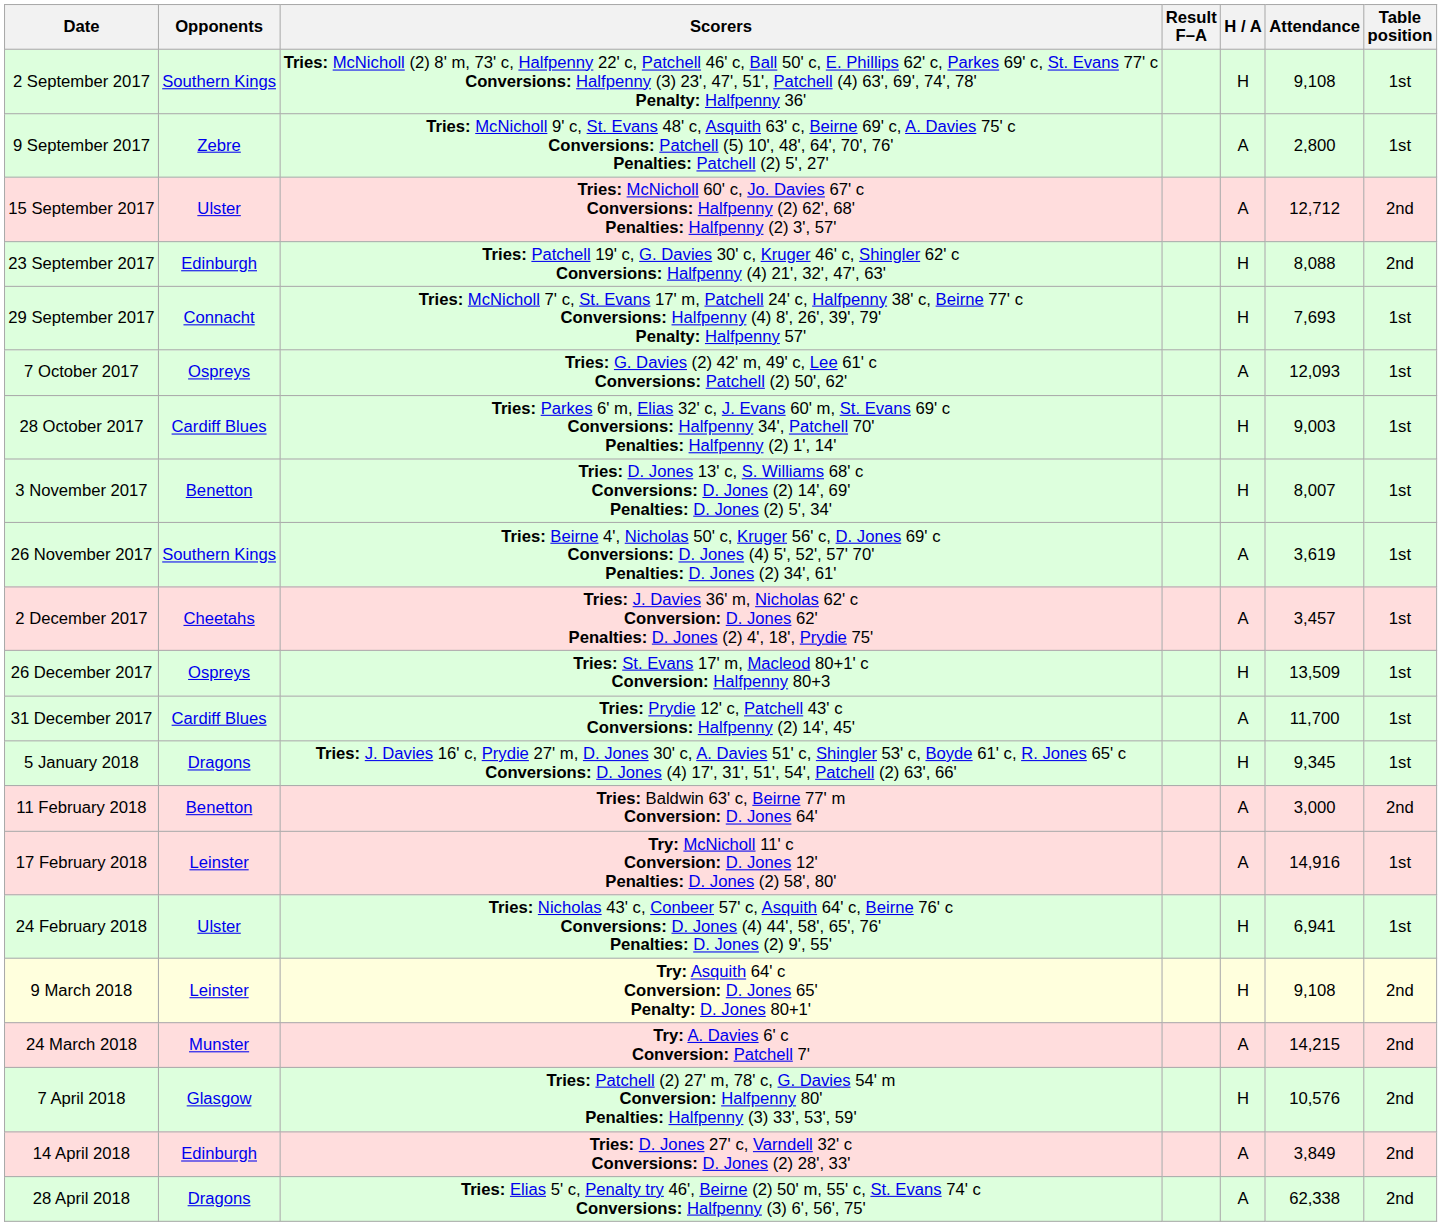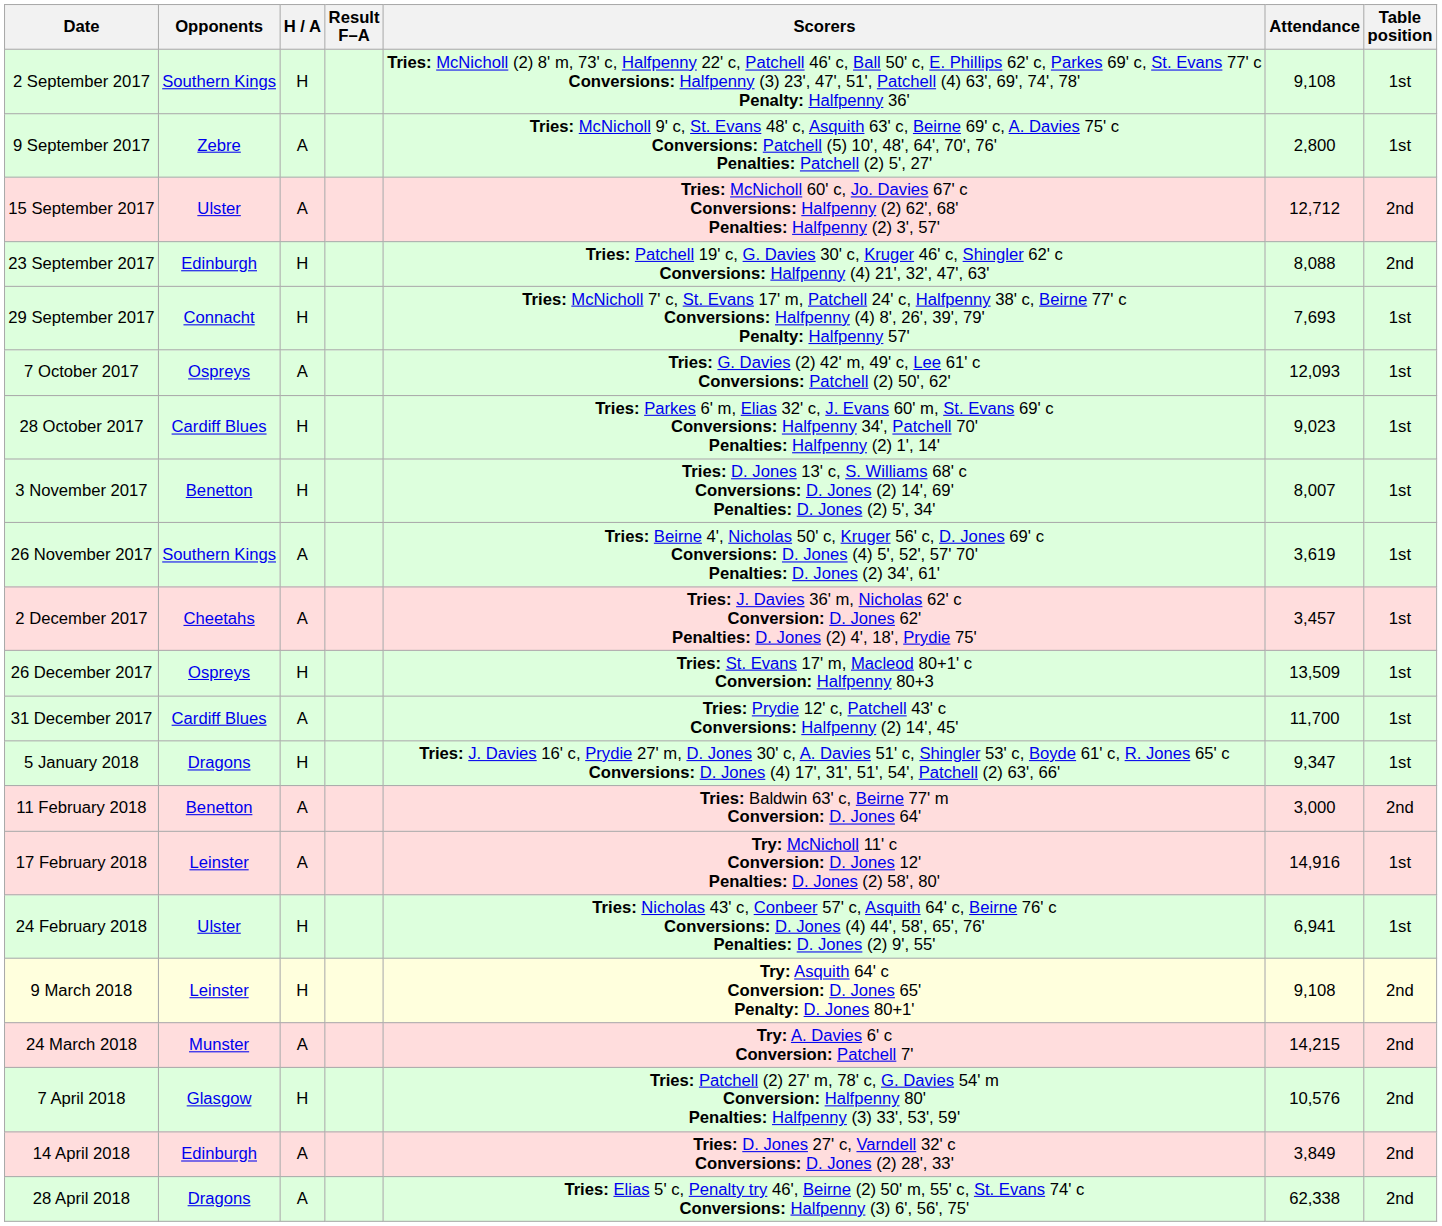columns swapped: (1243, 27) <-> (721, 27)
(1315, 427) 9,003 -> (1315, 427) 9,023
(1315, 763) 9,345 -> (1315, 763) 9,347
